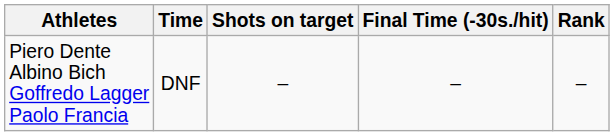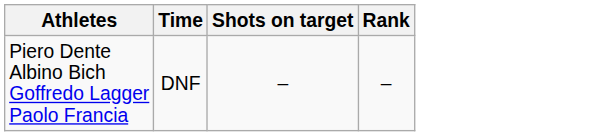- column: (456, 20)
